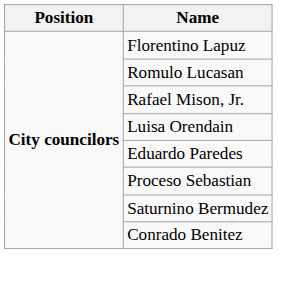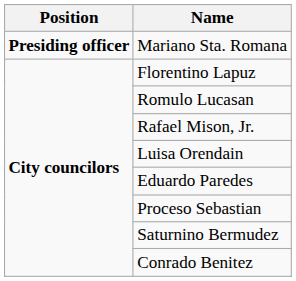+ row: (212, 45)
